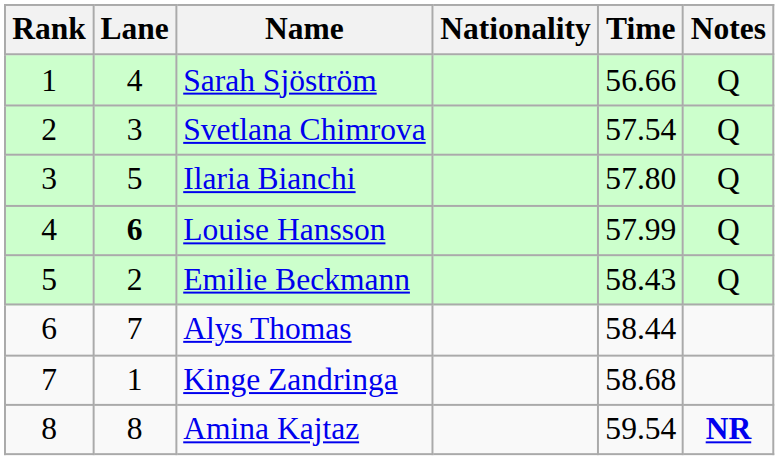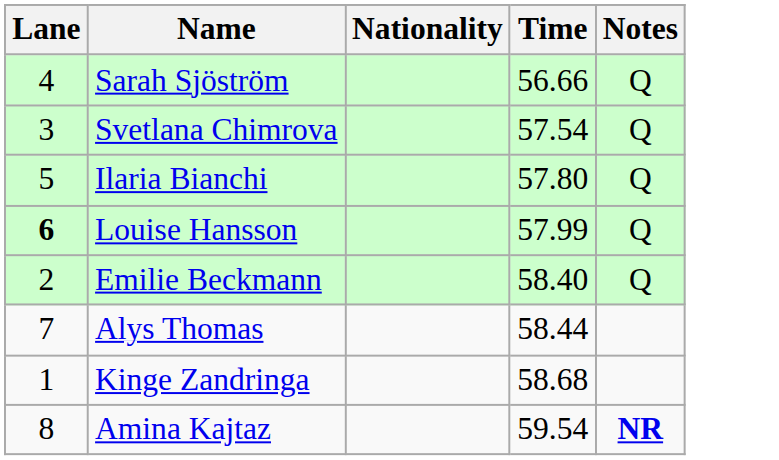- column: (49, 29)
(641, 279) 58.43 -> (553, 279) 58.40
